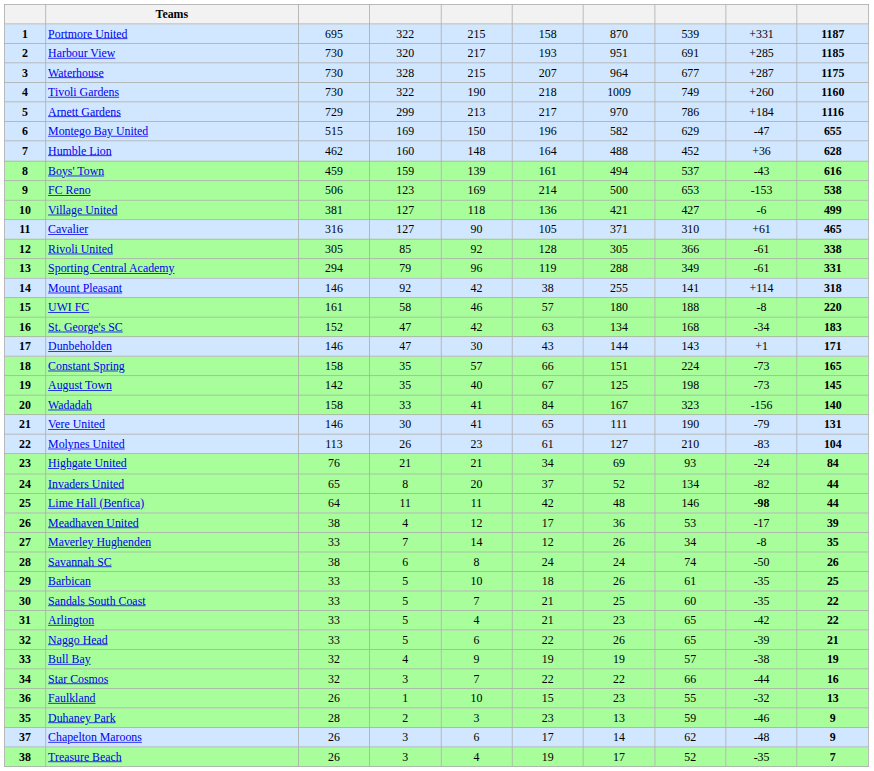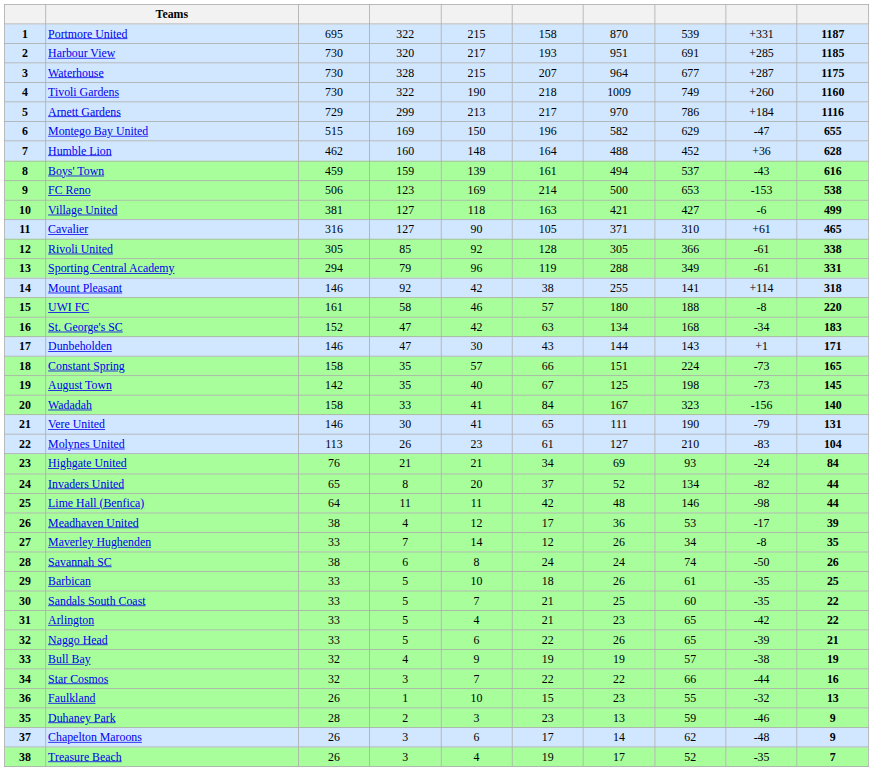(548, 209) 136 -> (548, 209) 163
(762, 503) bold -> (762, 503) normal
